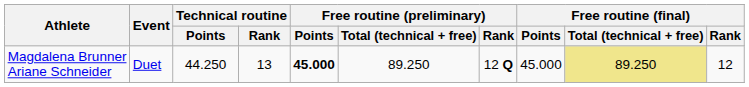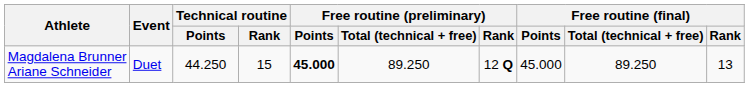(264, 65) 13 -> (264, 65) 15
(636, 65) khaki background -> (636, 65) no background
(725, 65) 12 -> (725, 65) 13
